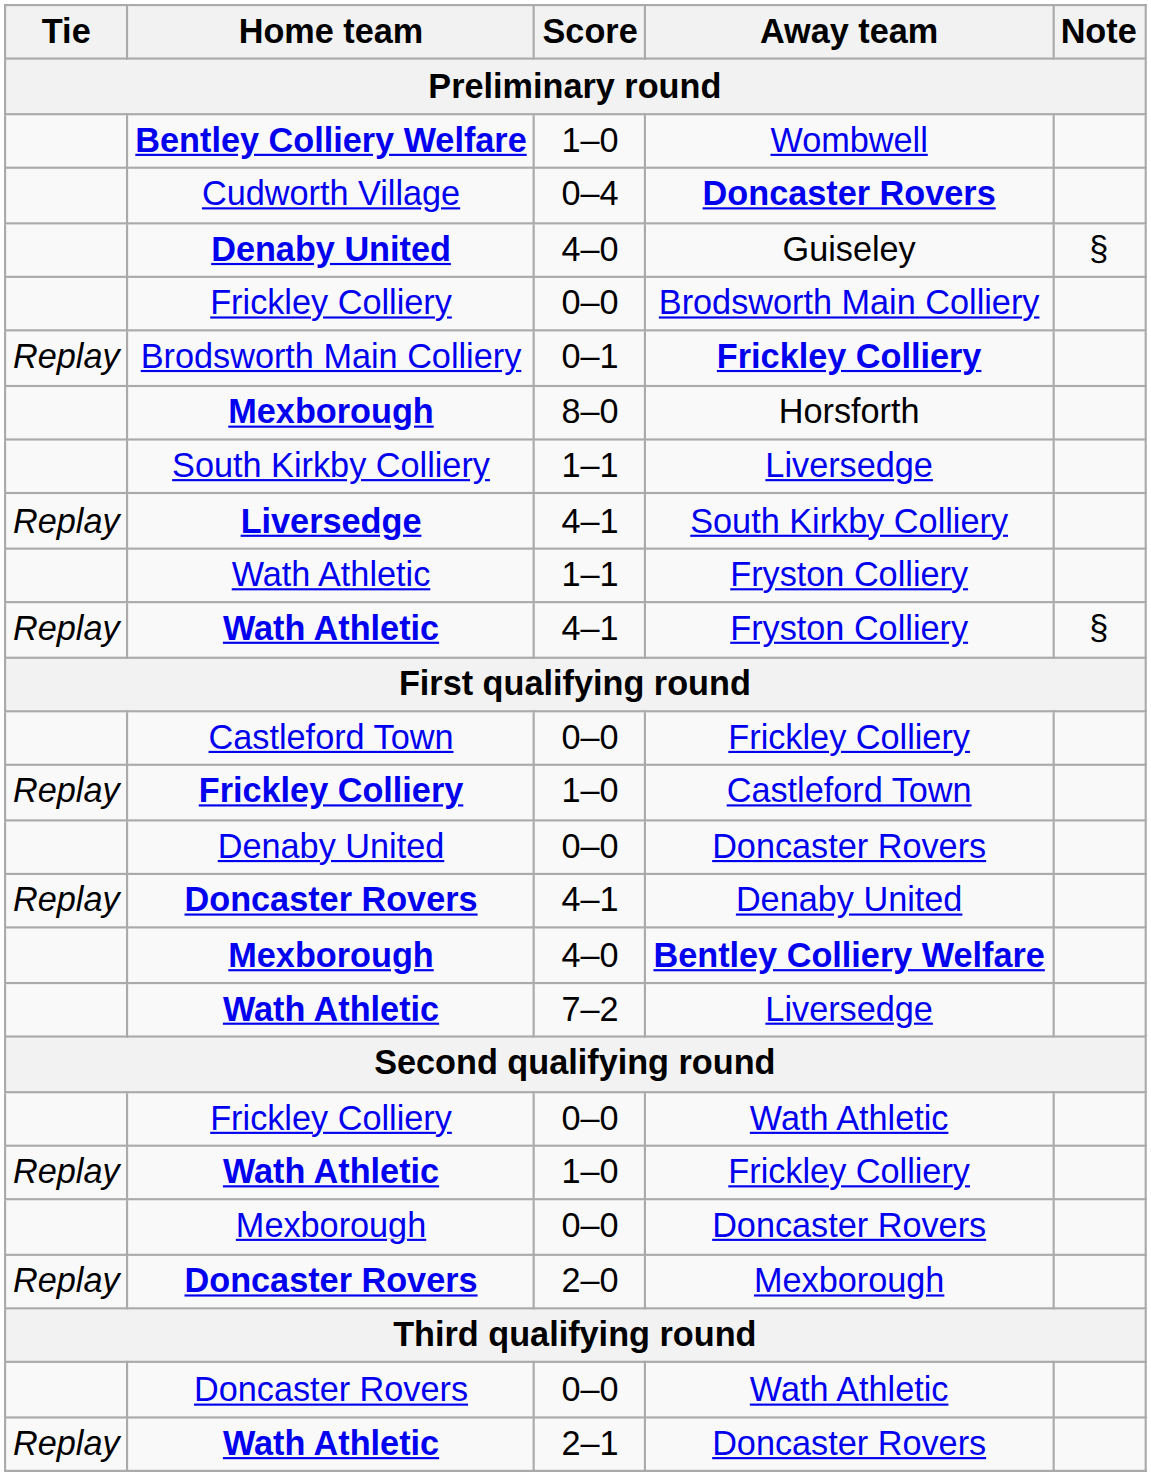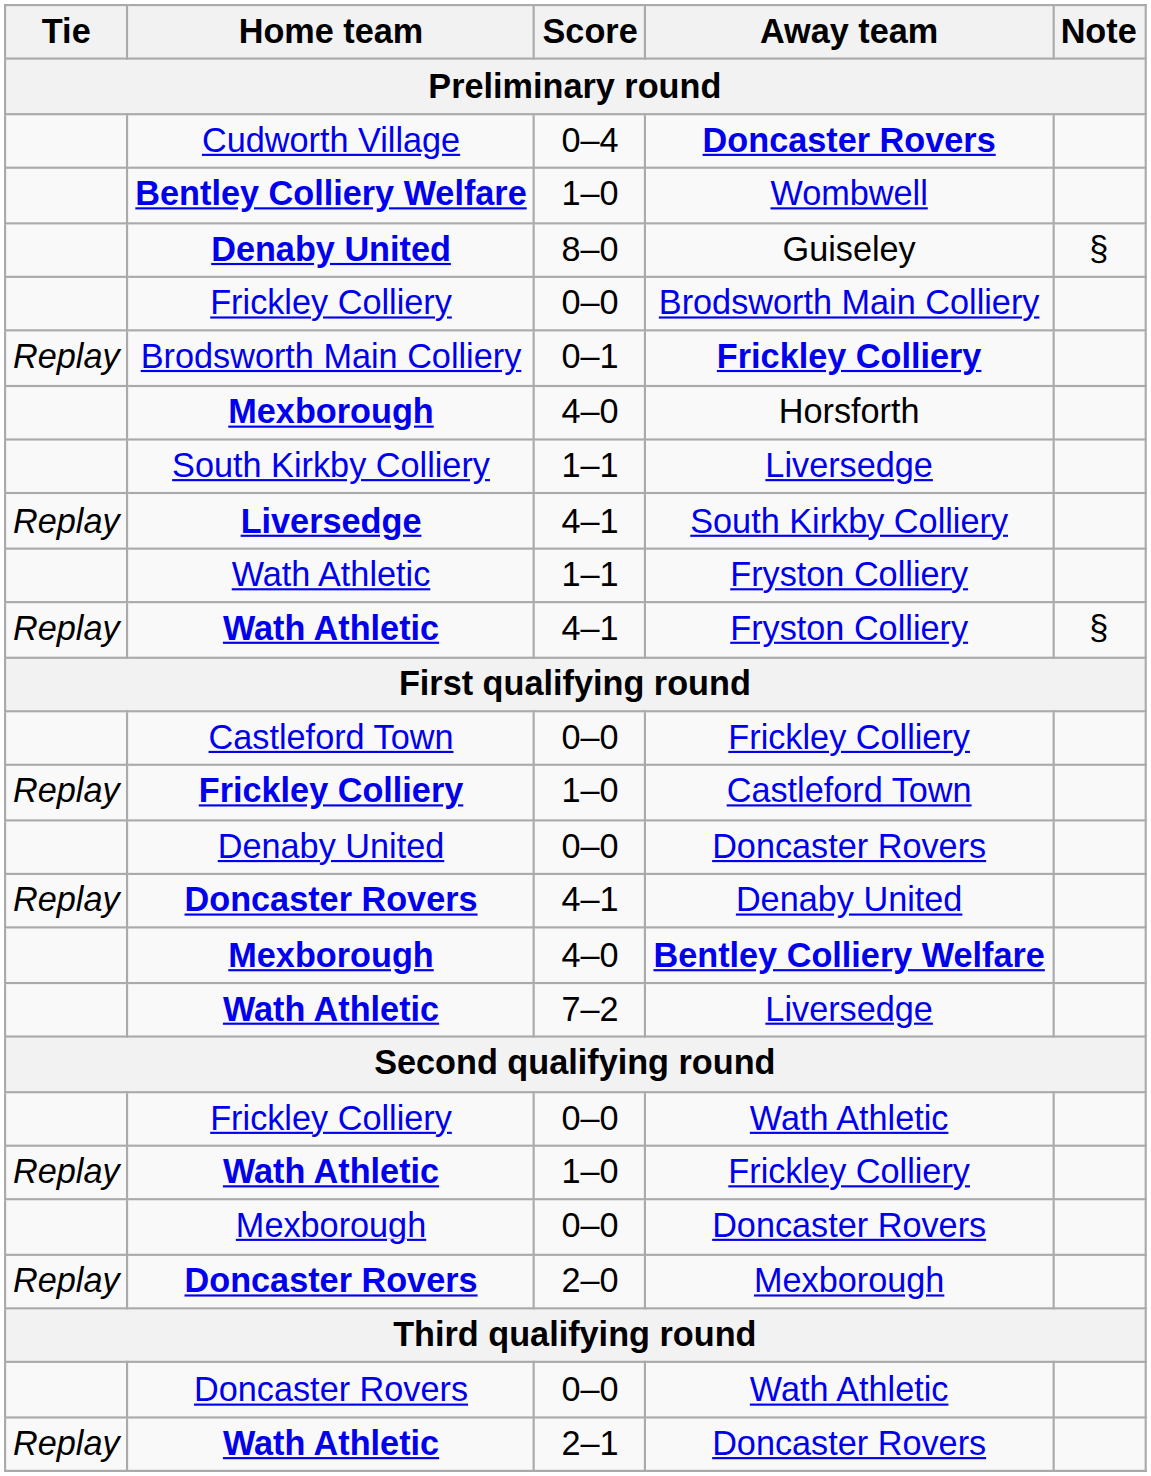rows swapped: (331, 140) <-> (331, 194)
(590, 248) 4–0 -> (590, 248) 8–0
(590, 411) 8–0 -> (590, 411) 4–0
